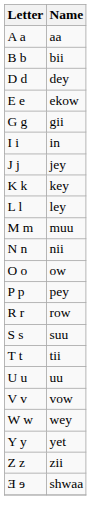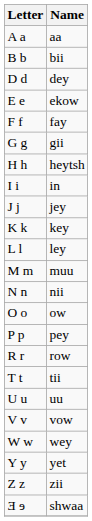+ row: (15, 121)
+ row: (17, 164)
- row: (16, 334)
